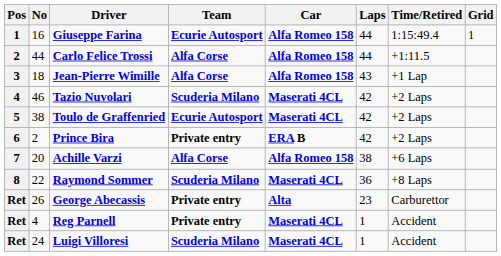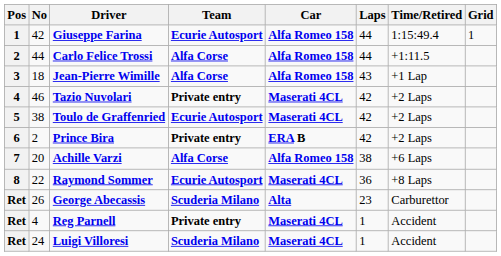(38, 35) 16 -> (38, 35) 42
(215, 97) Scuderia Milano -> (206, 97) Private entry
(215, 179) Scuderia Milano -> (217, 179) Ecurie Autosport
(206, 199) Private entry -> (215, 199) Scuderia Milano
